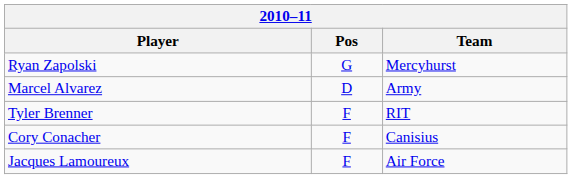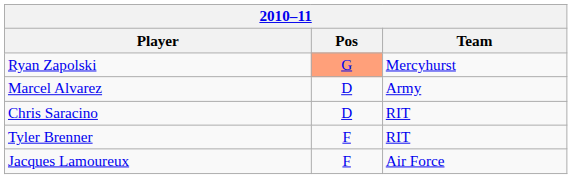(347, 64) no background -> (347, 64) lightsalmon background
+ row: (53, 112)
- row: (54, 137)
